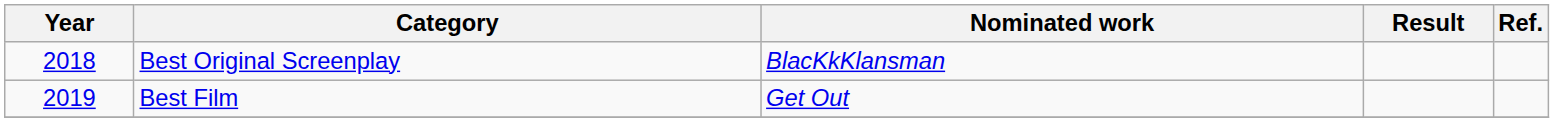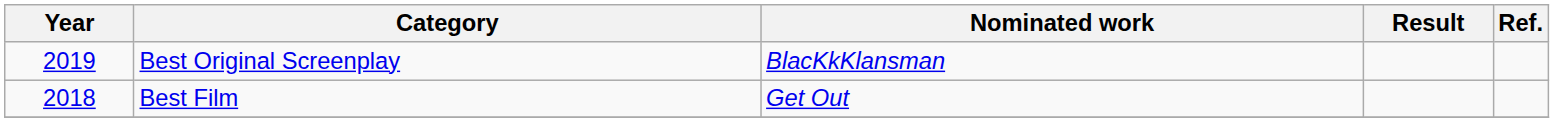(69, 60) 2018 -> (69, 60) 2019
(69, 98) 2019 -> (69, 98) 2018
